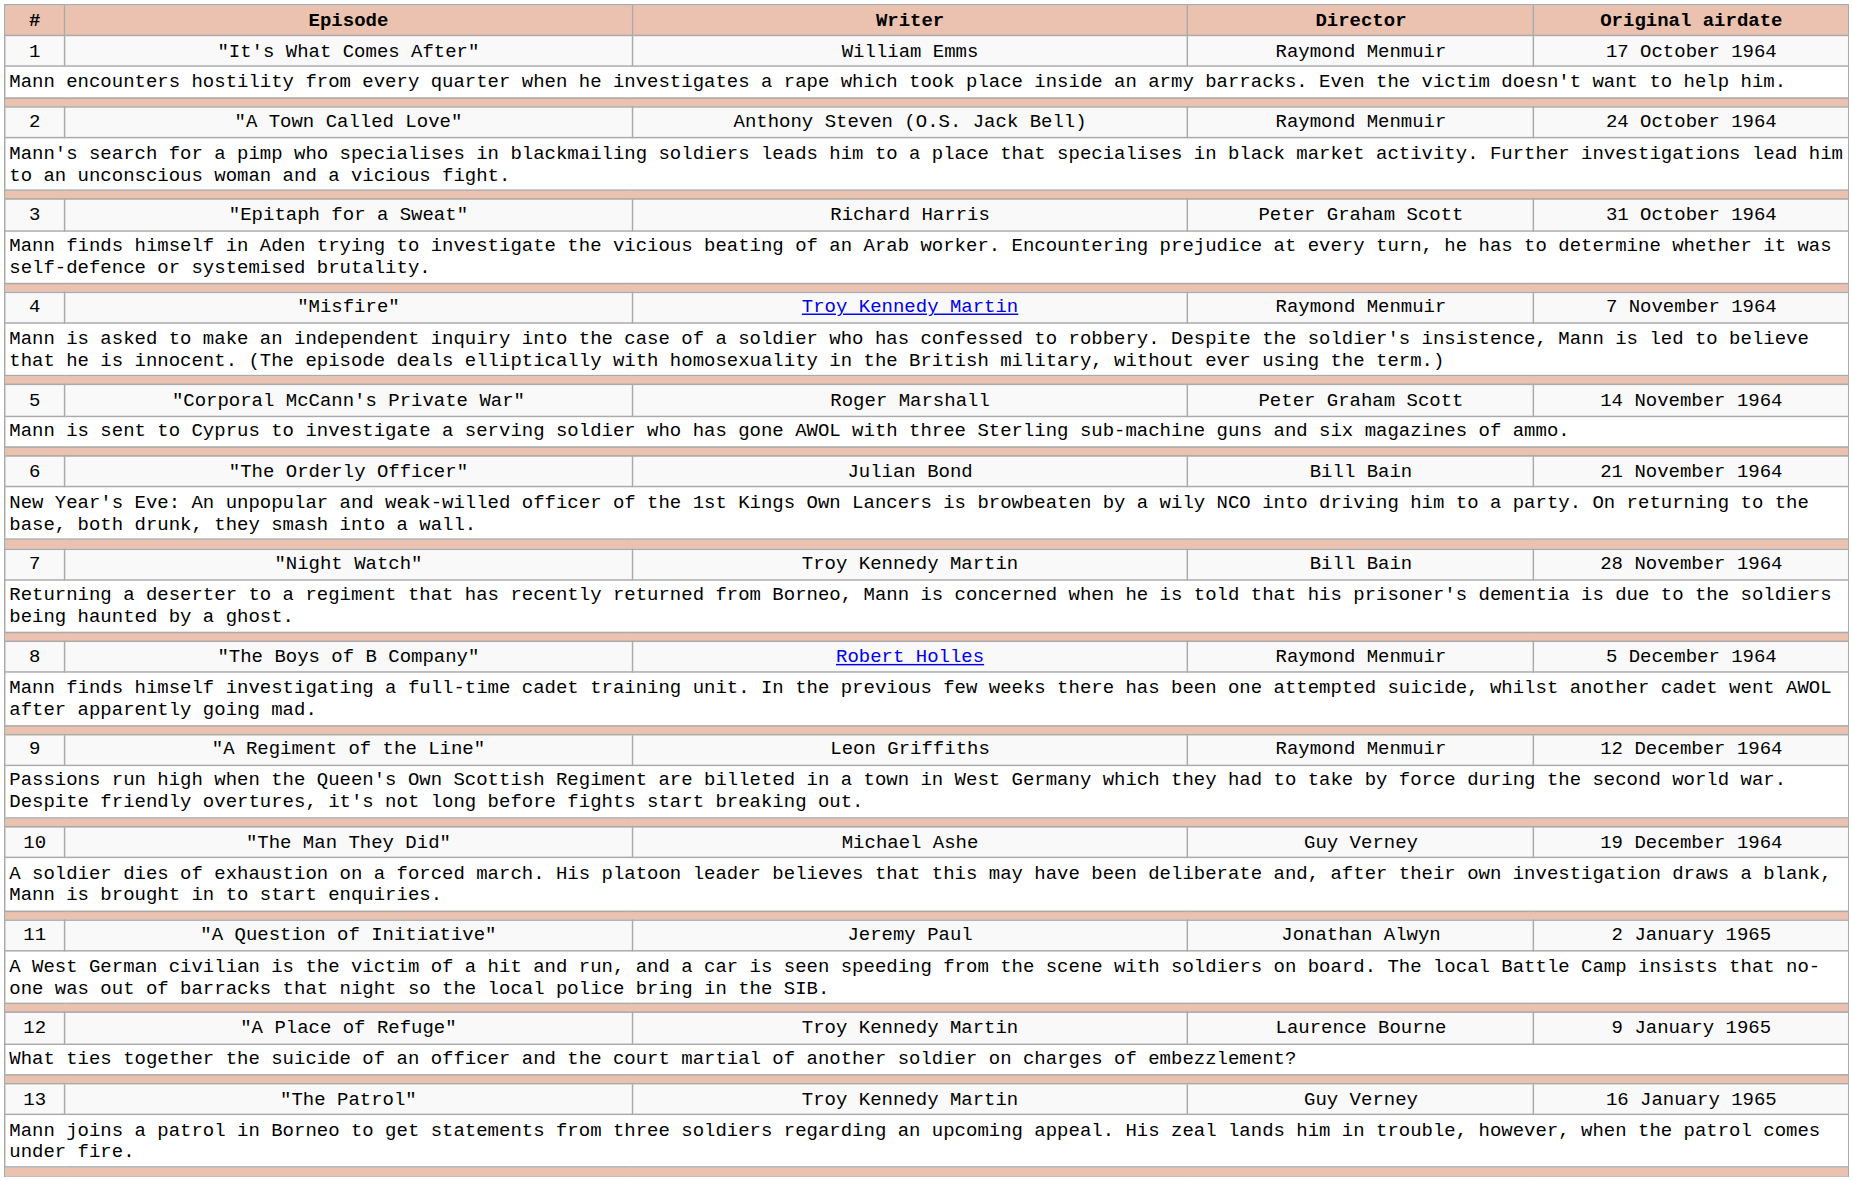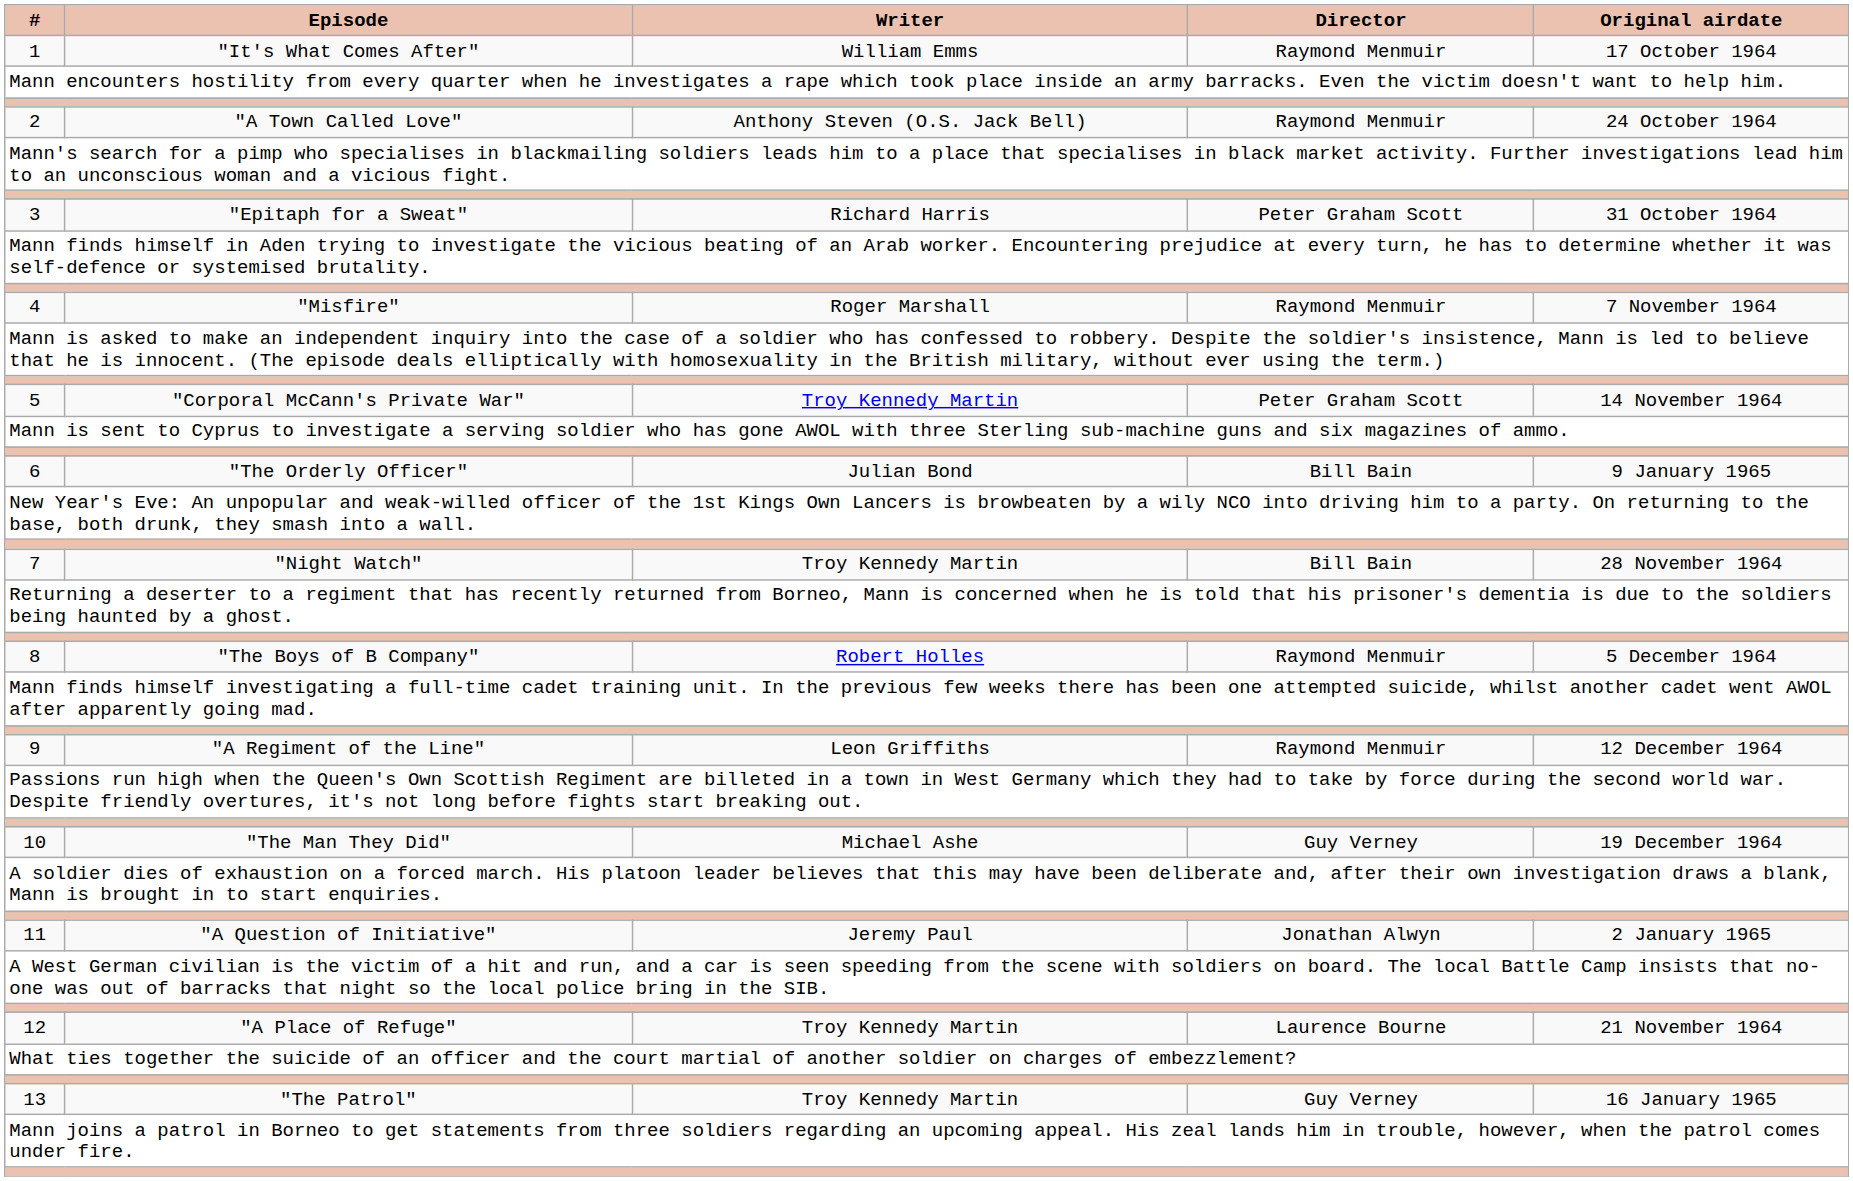(910, 308) Troy Kennedy Martin -> (910, 308) Roger Marshall
(910, 400) Roger Marshall -> (910, 400) Troy Kennedy Martin
(1691, 471) 21 November 1964 -> (1691, 471) 9 January 1965
(1691, 1028) 9 January 1965 -> (1691, 1028) 21 November 1964
